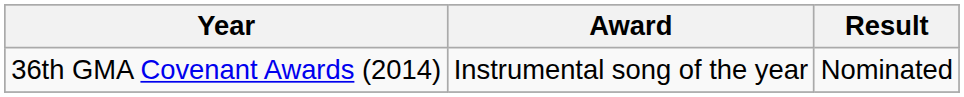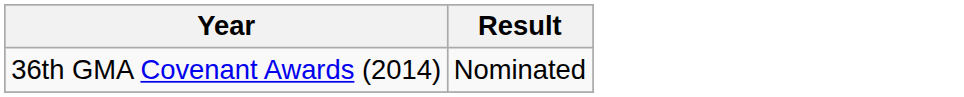- column: (631, 26)
